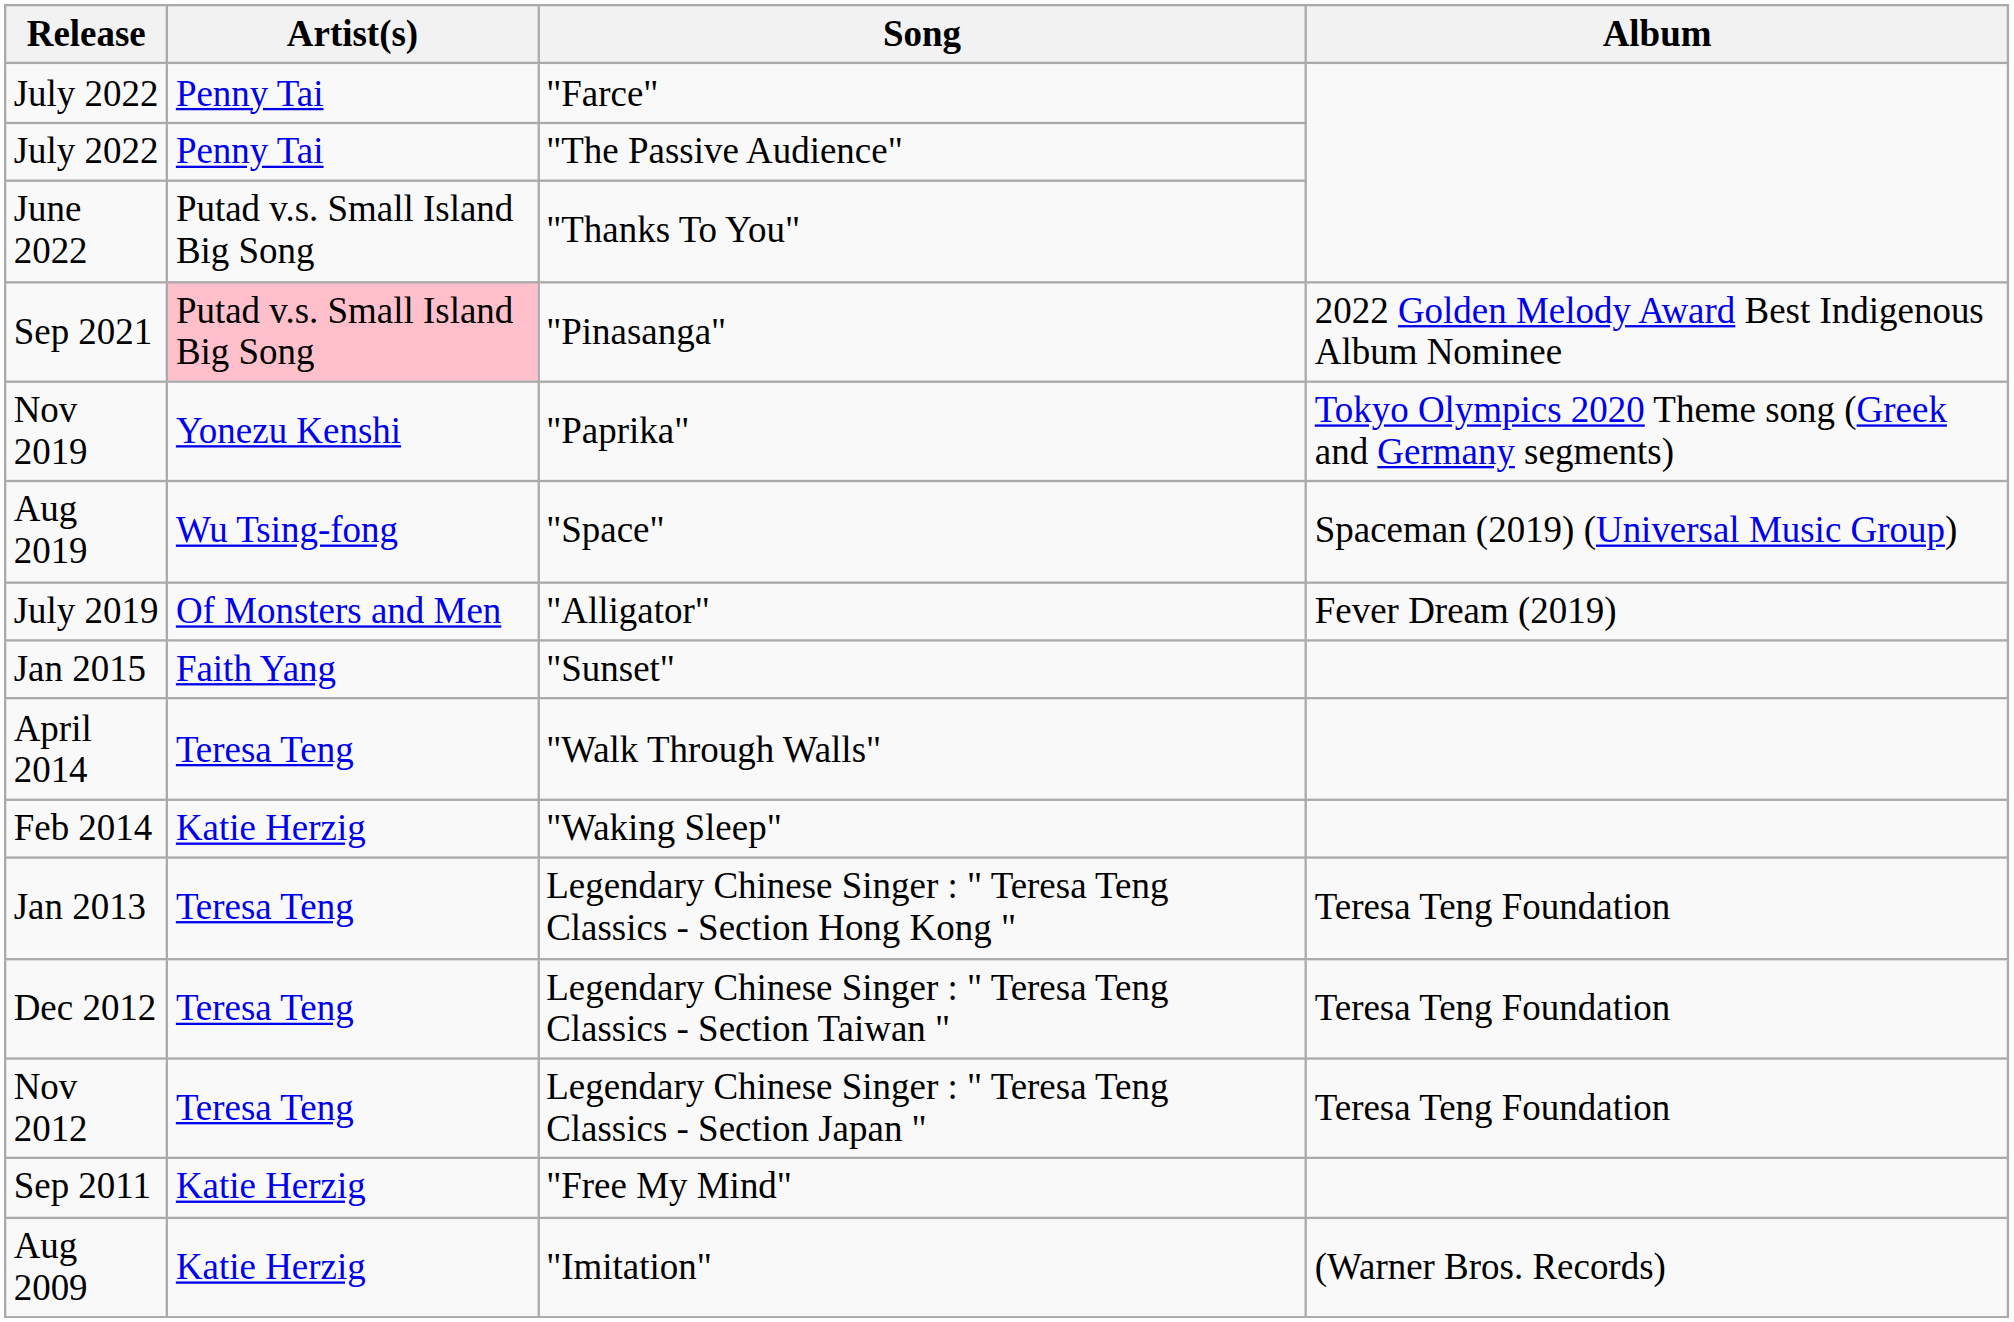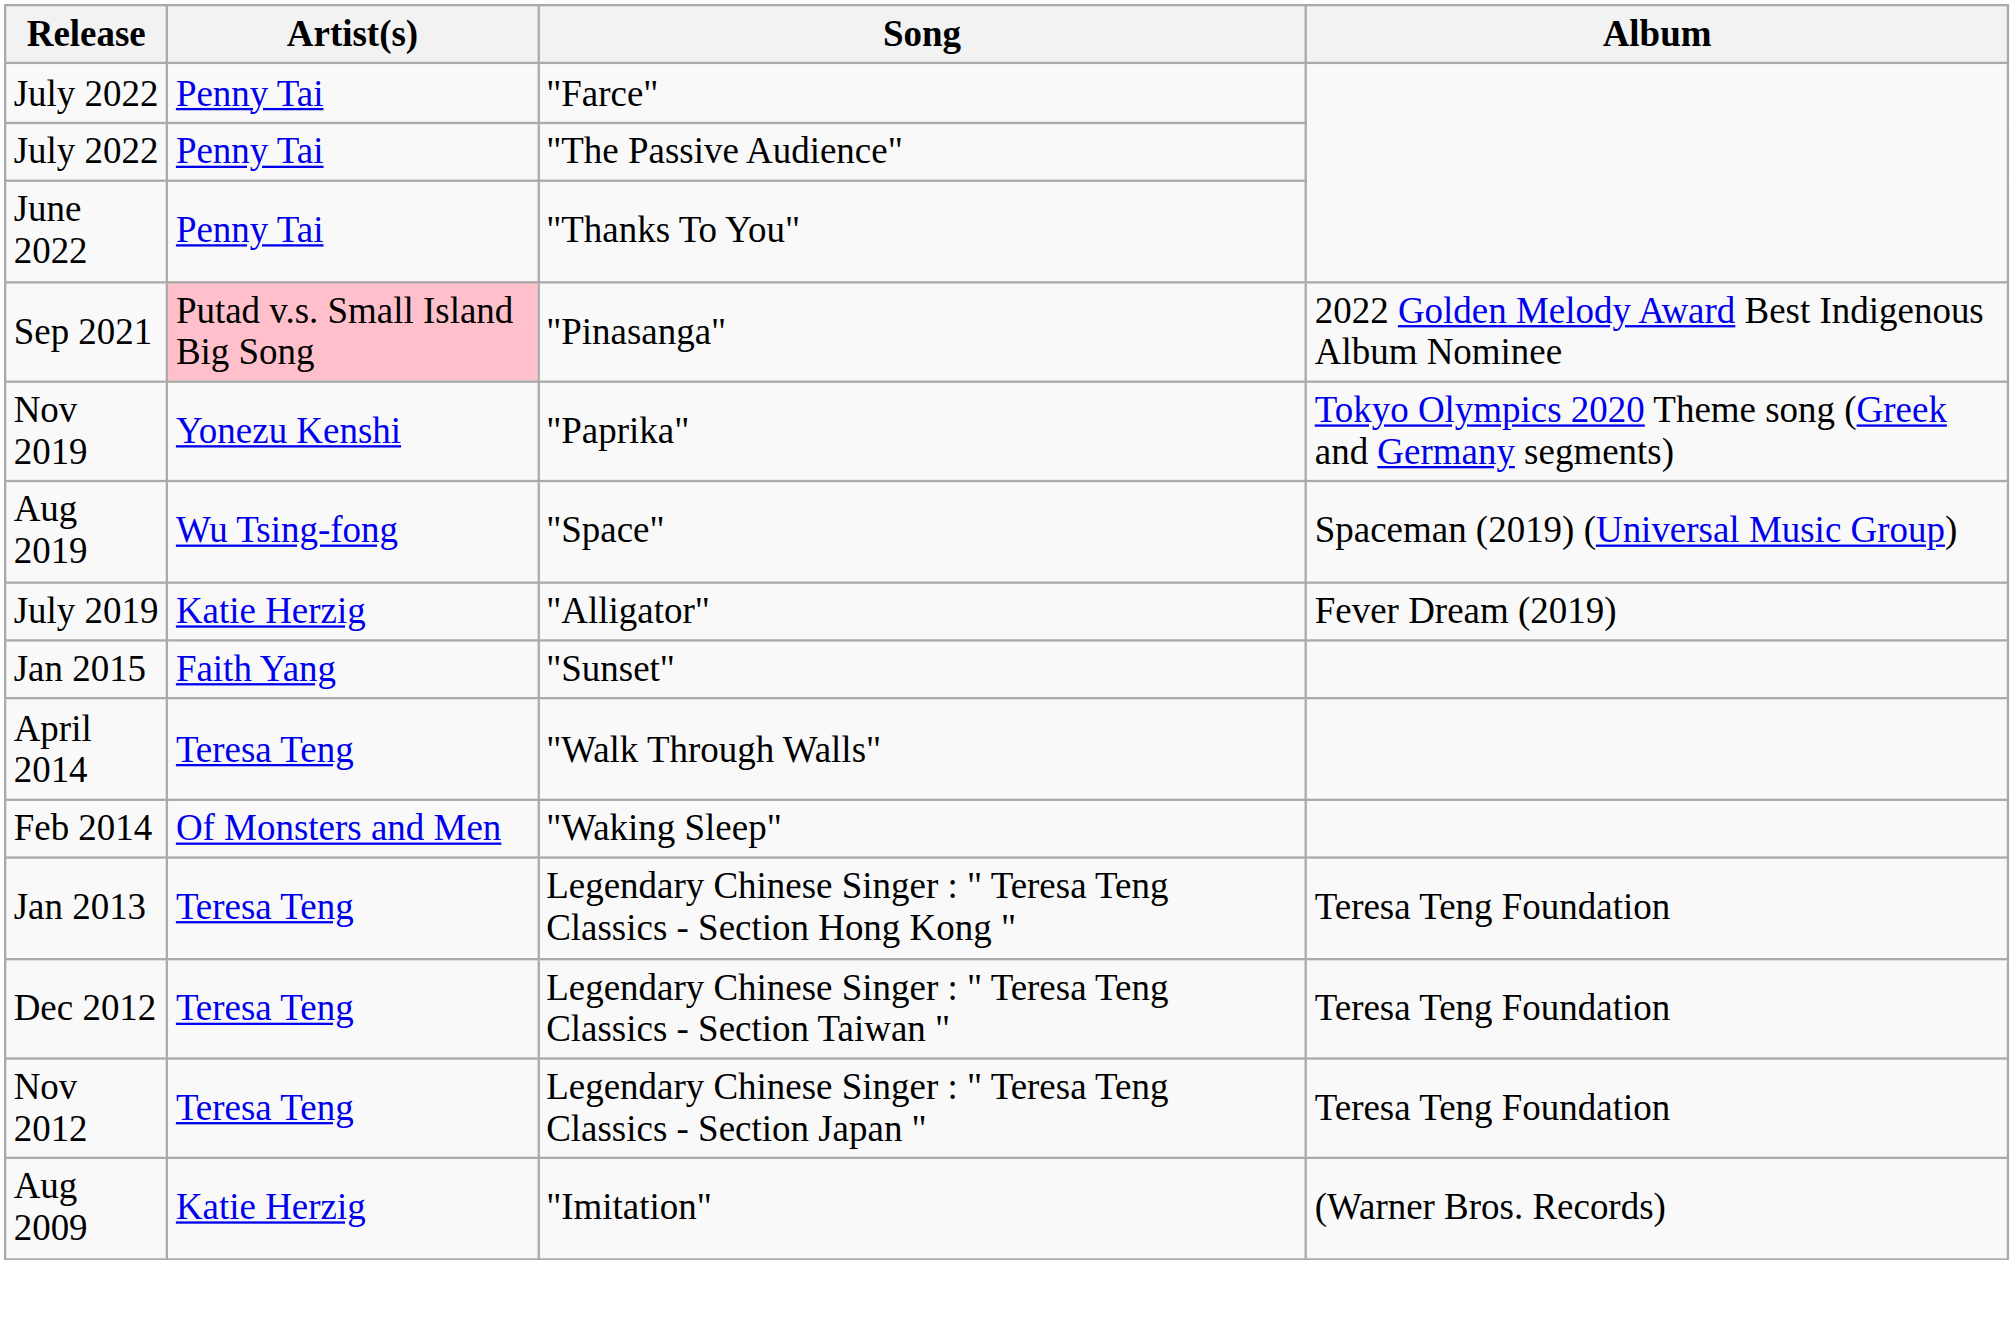(345, 230) Putad v.s. Small Island Big Song -> (250, 230) Penny Tai
(339, 610) Of Monsters and Men -> (271, 610) Katie Herzig
(271, 827) Katie Herzig -> (339, 827) Of Monsters and Men
- row: (669, 1187)
